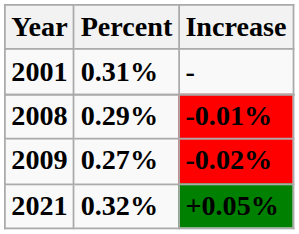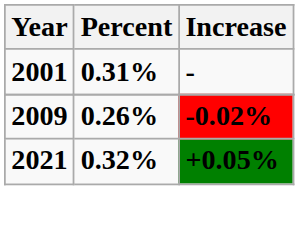- row: (40, 116)
(119, 160) 0.27% -> (119, 116) 0.26%
